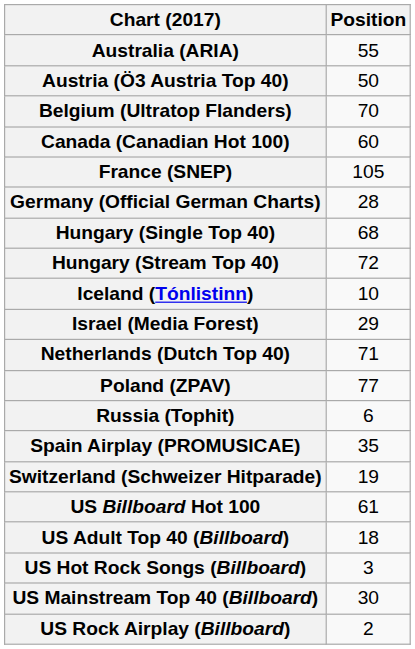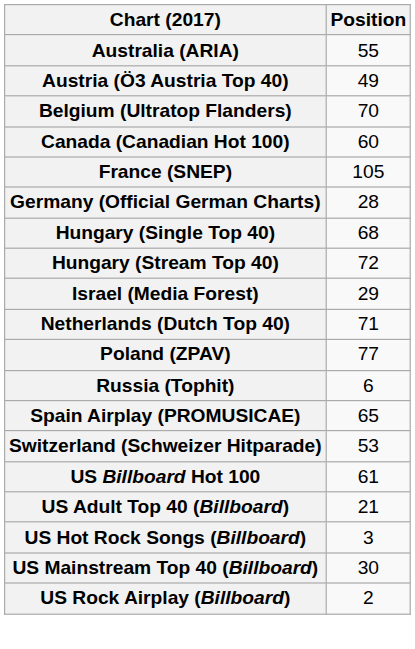(368, 80) 50 -> (368, 80) 49
- row: (165, 293)
(368, 446) 35 -> (368, 415) 65
(368, 476) 19 -> (368, 446) 53
(368, 537) 18 -> (368, 506) 21
